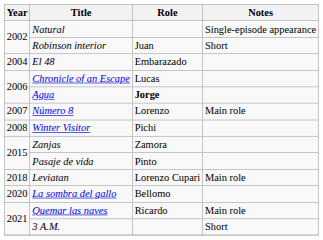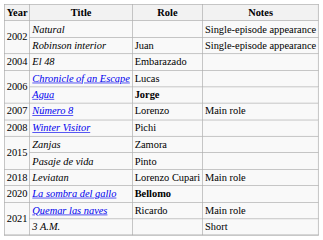(216, 45) Short -> (261, 45) Single-episode appearance
(153, 194) normal -> (153, 194) bold
